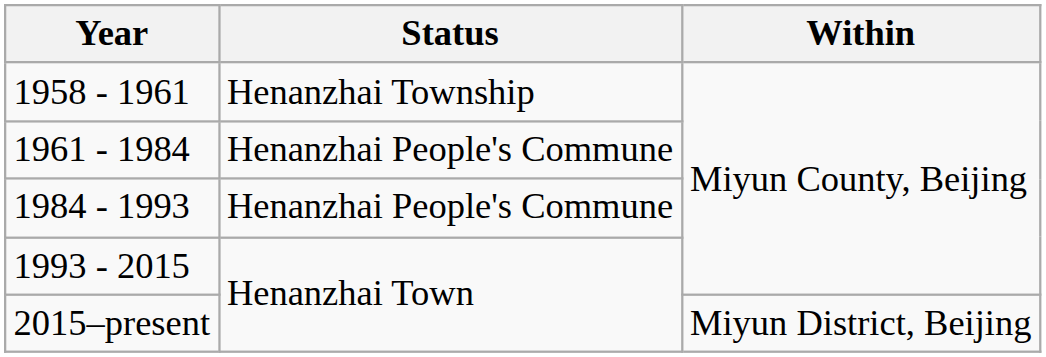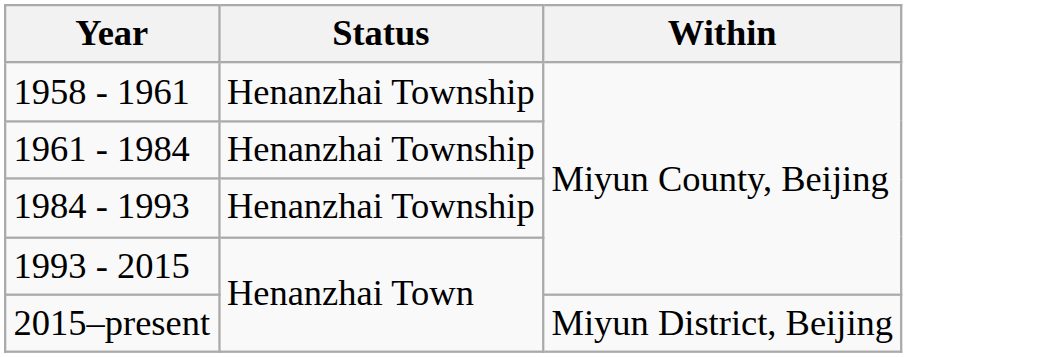(450, 149) Henanzhai People's Commune -> (381, 149) Henanzhai Township
(450, 206) Henanzhai People's Commune -> (381, 206) Henanzhai Township
